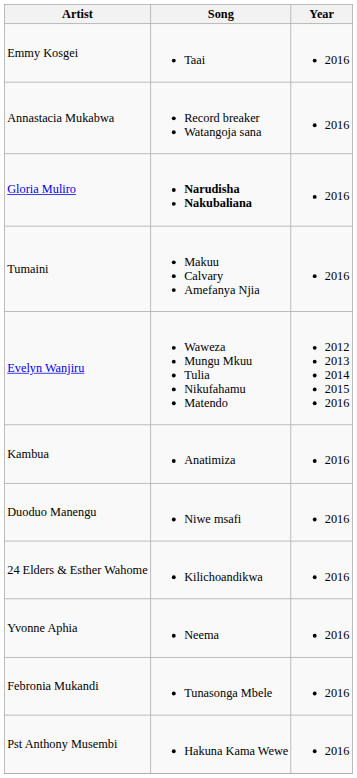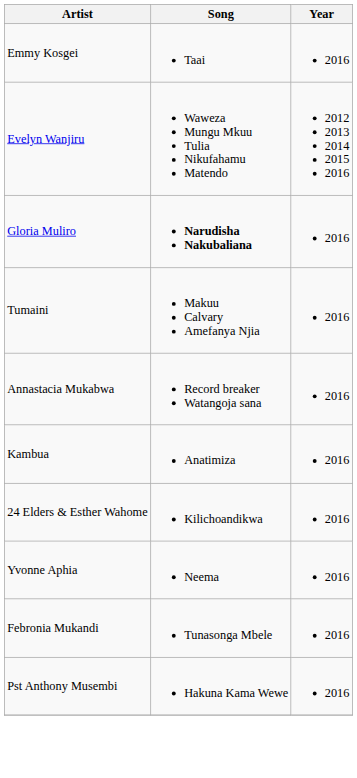rows swapped: (46, 368) <-> (61, 118)
- row: (52, 512)
